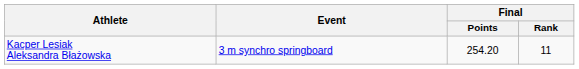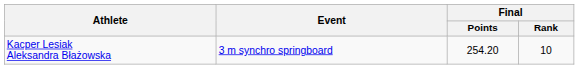(546, 51) 11 -> (546, 51) 10
